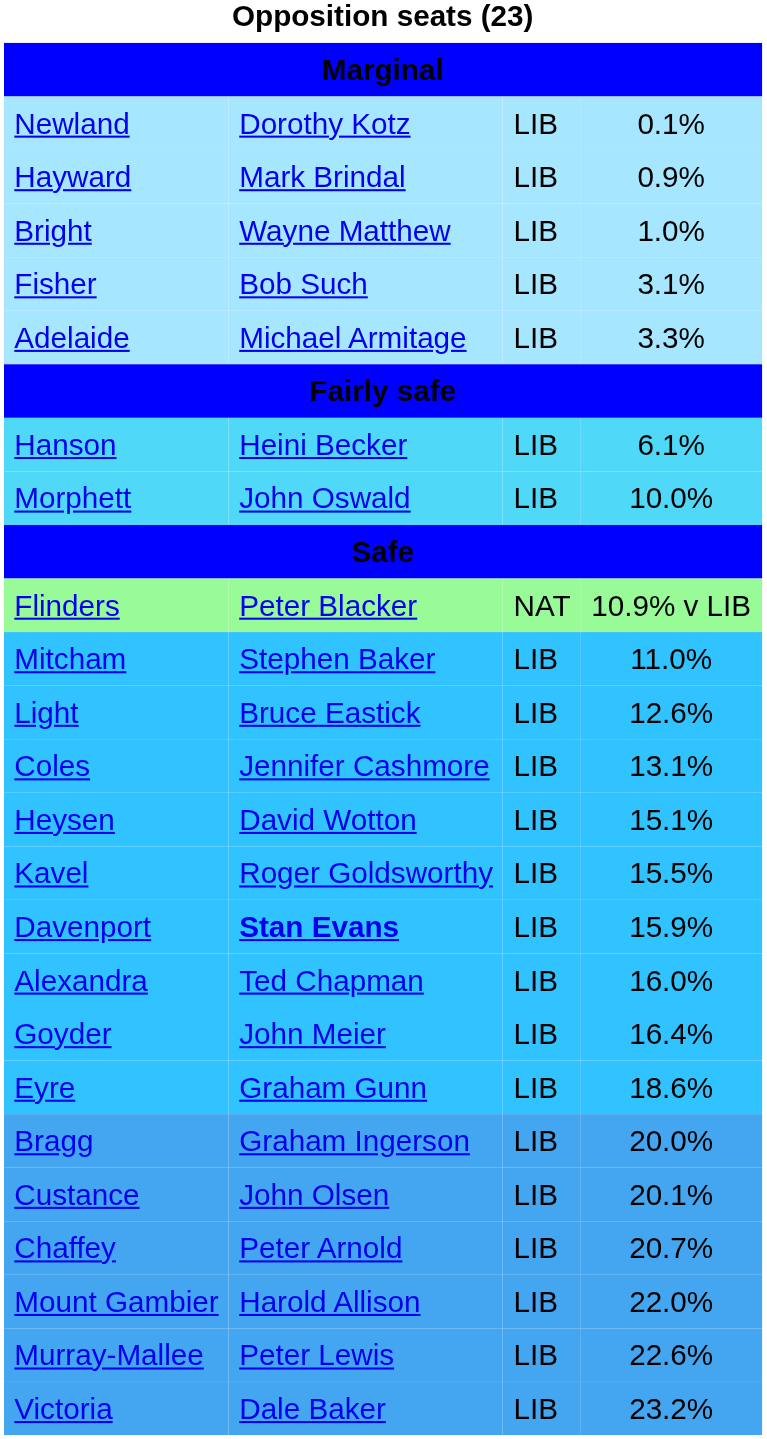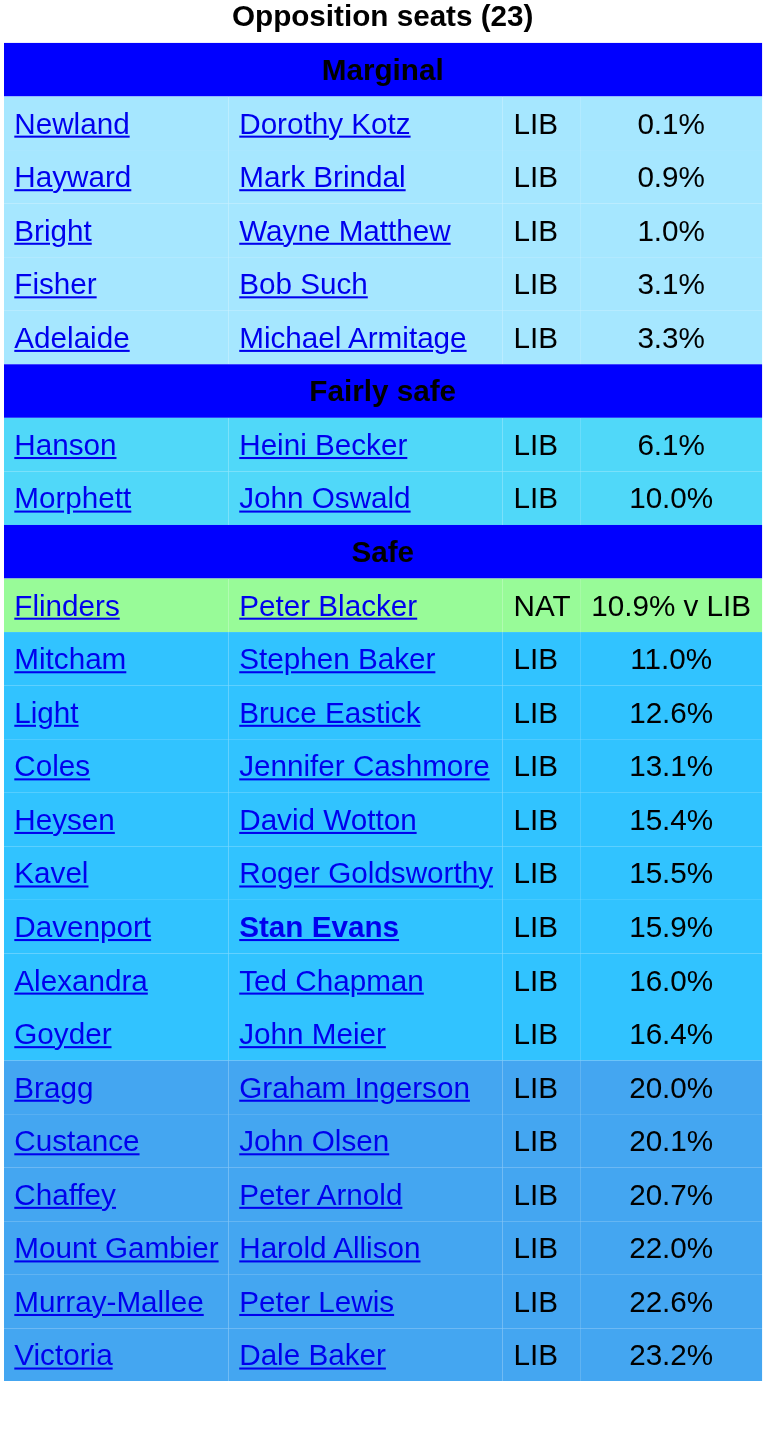(671, 819) 15.1% -> (671, 819) 15.4%
- row: (45, 1087)
